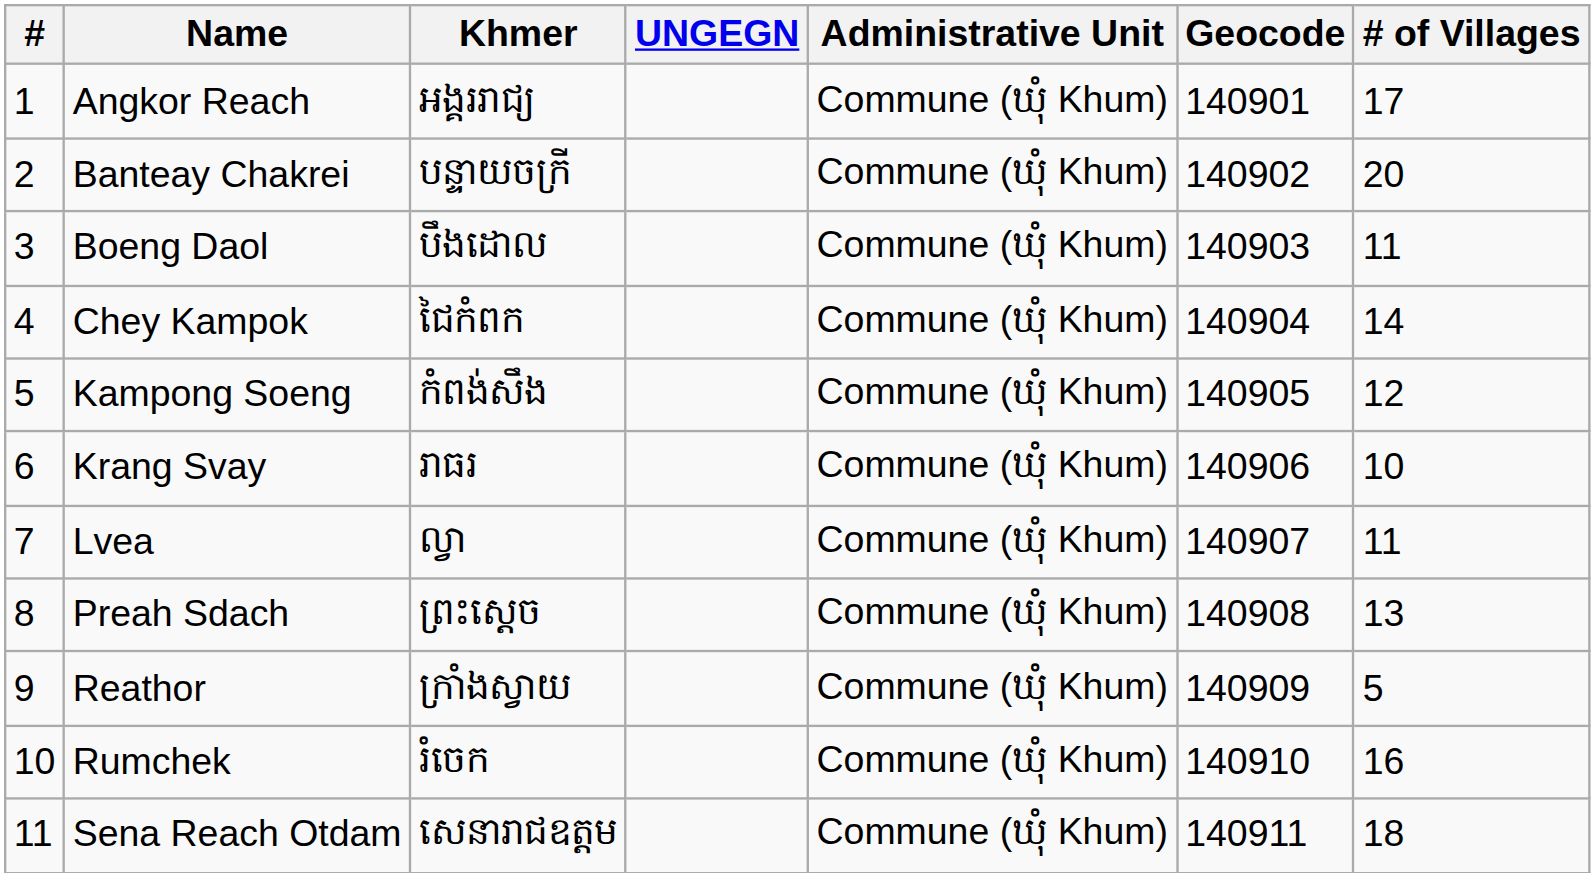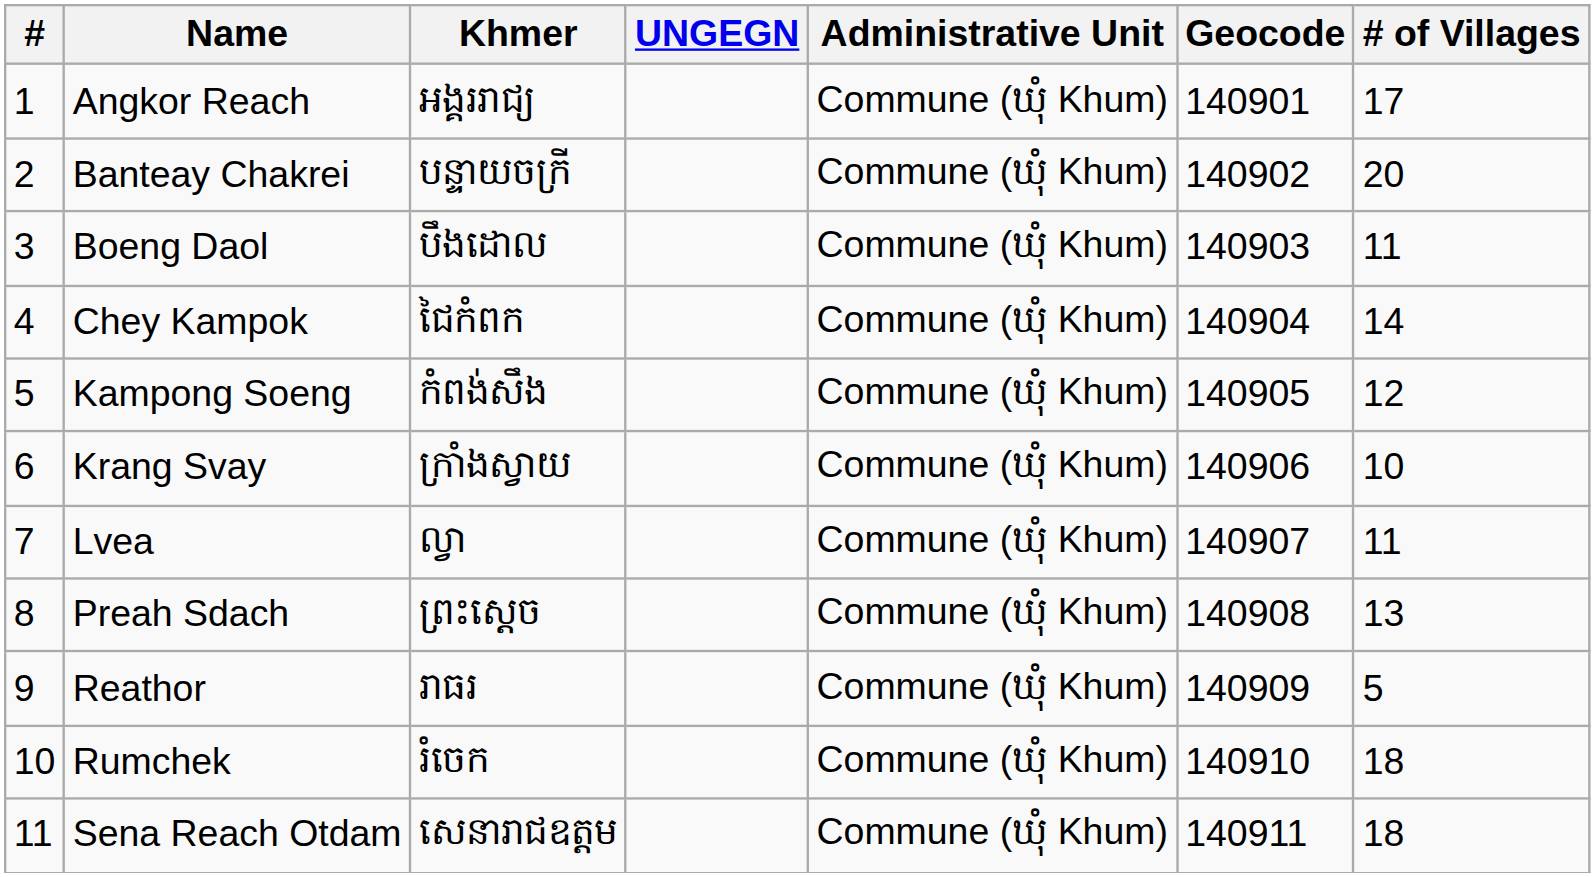(448, 465) រាធរ -> (495, 465) ក្រាំងស្វាយ
(495, 685) ក្រាំងស្វាយ -> (448, 685) រាធរ
(1383, 761) 16 -> (1383, 761) 18
